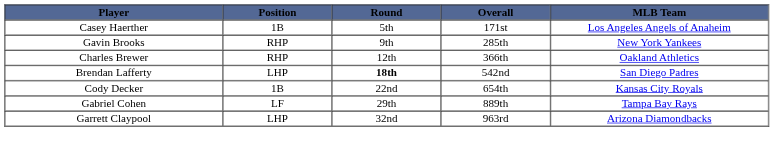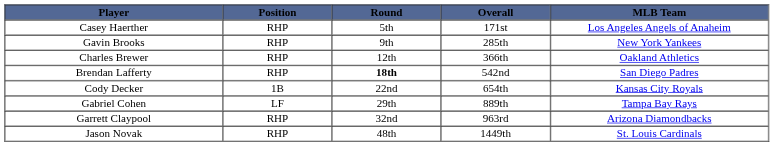(277, 27) 1B -> (277, 27) RHP
(277, 73) LHP -> (277, 73) RHP
(277, 118) LHP -> (277, 118) RHP
+ row: (114, 133)
